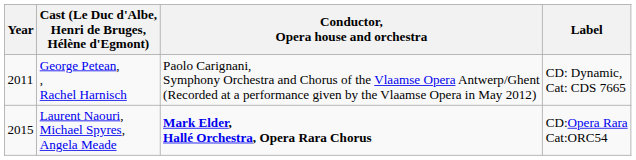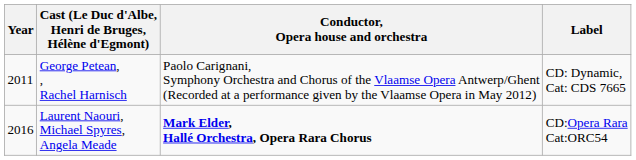(21, 130) 2015 -> (21, 130) 2016
